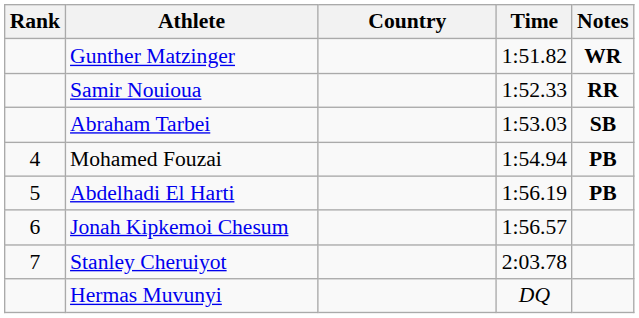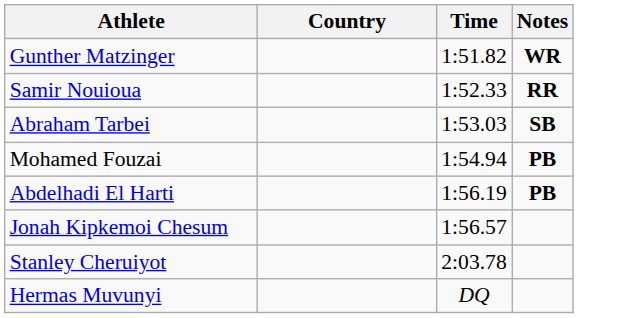- column: (35, 21)
